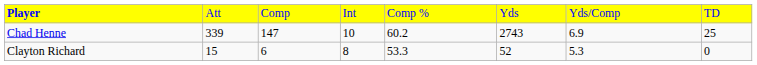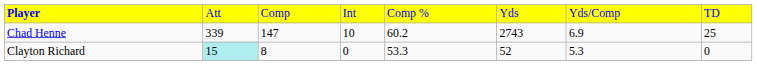(212, 51) no background -> (212, 51) paleturquoise background
(264, 51) 6 -> (264, 51) 8
(346, 51) 8 -> (346, 51) 0
